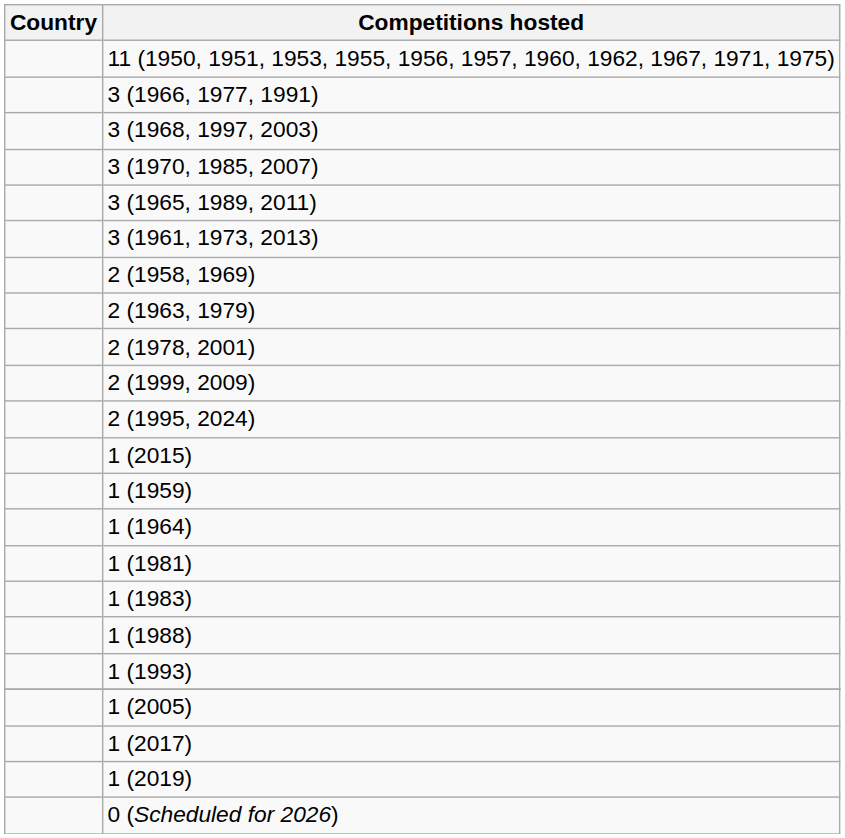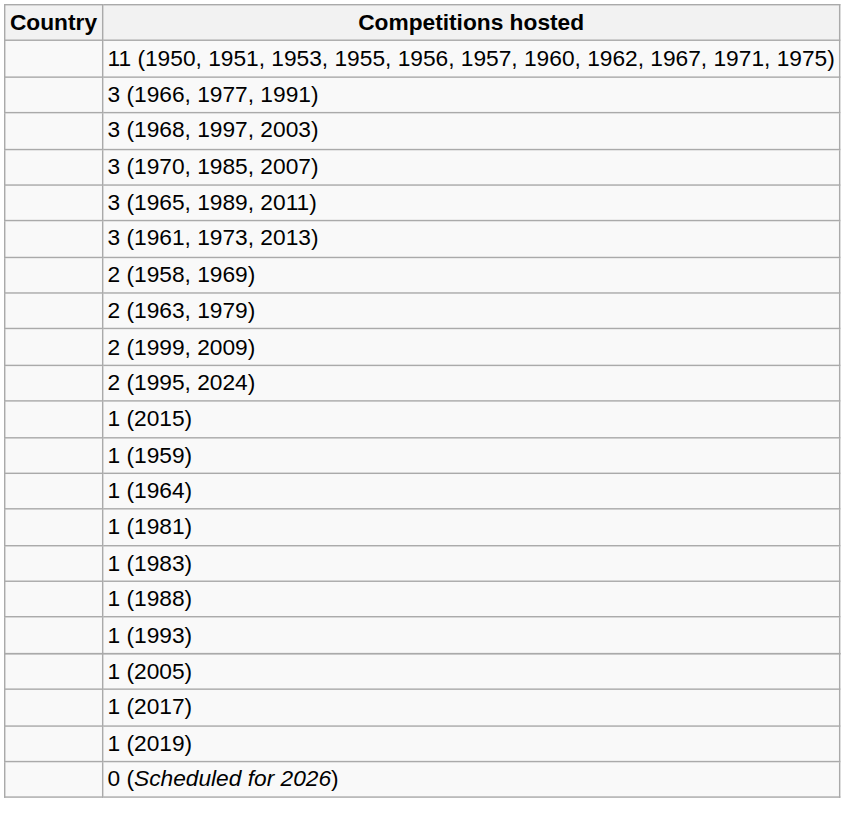- row: (181, 346)
